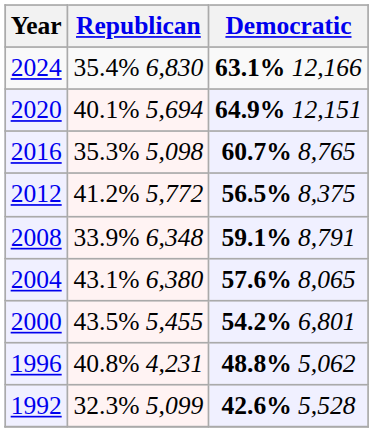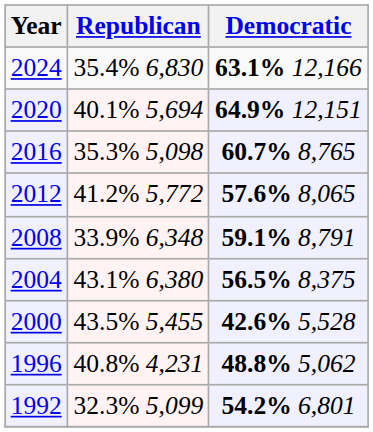(288, 194) 56.5% 8,375 -> (288, 194) 57.6% 8,065
(288, 278) 57.6% 8,065 -> (288, 278) 56.5% 8,375
(288, 320) 54.2% 6,801 -> (288, 320) 42.6% 5,528
(288, 405) 42.6% 5,528 -> (288, 405) 54.2% 6,801
